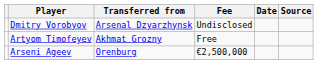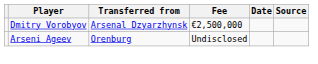(224, 25) Undisclosed -> (217, 25) €2,500,000
- row: (51, 39)
(222, 53) €2,500,000 -> (219, 39) Undisclosed
